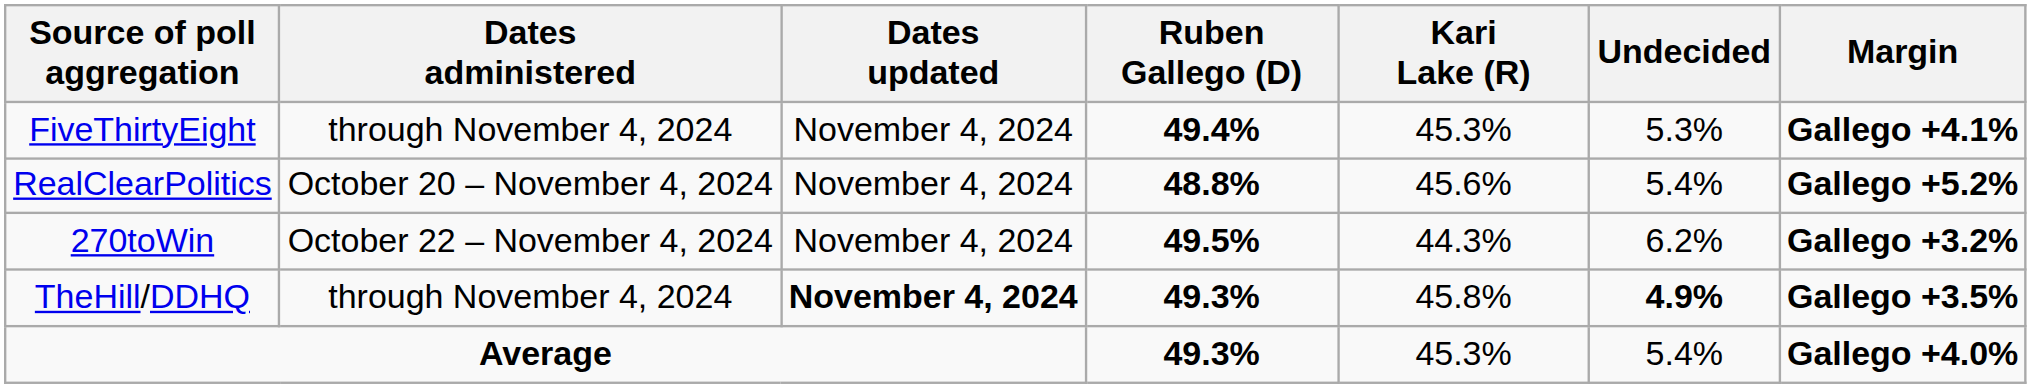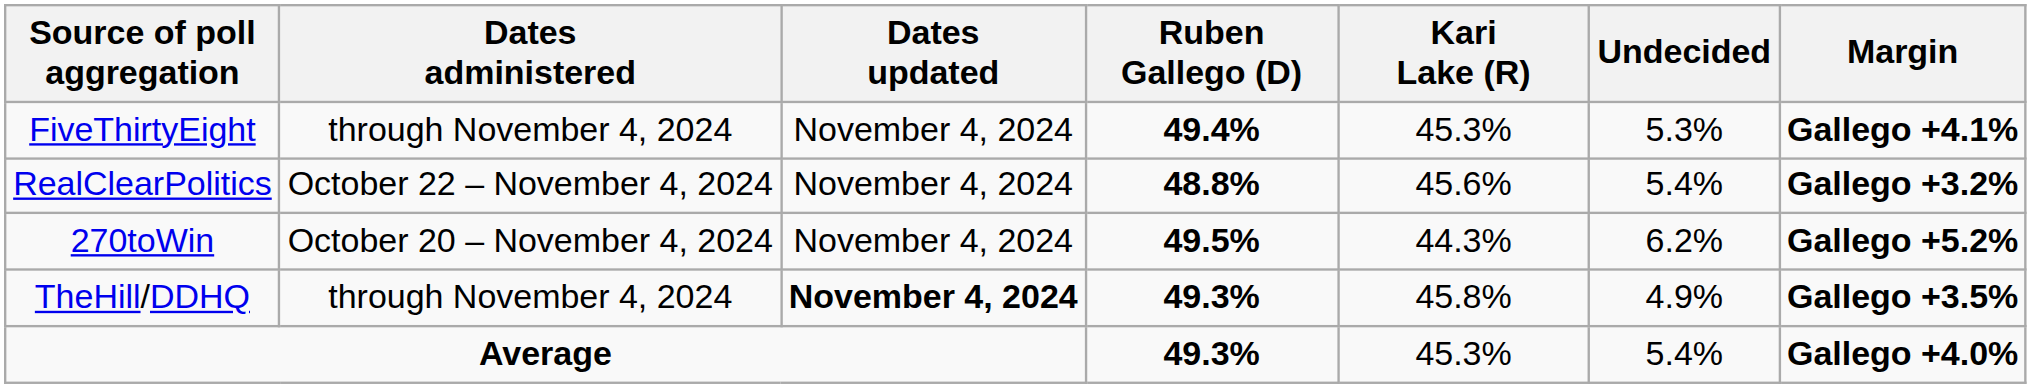(530, 185) October 20 – November 4, 2024 -> (530, 185) October 22 – November 4, 2024
(1903, 185) Gallego +5.2% -> (1903, 185) Gallego +3.2%
(530, 241) October 22 – November 4, 2024 -> (530, 241) October 20 – November 4, 2024
(1903, 241) Gallego +3.2% -> (1903, 241) Gallego +5.2%
(1684, 297) bold -> (1684, 297) normal
